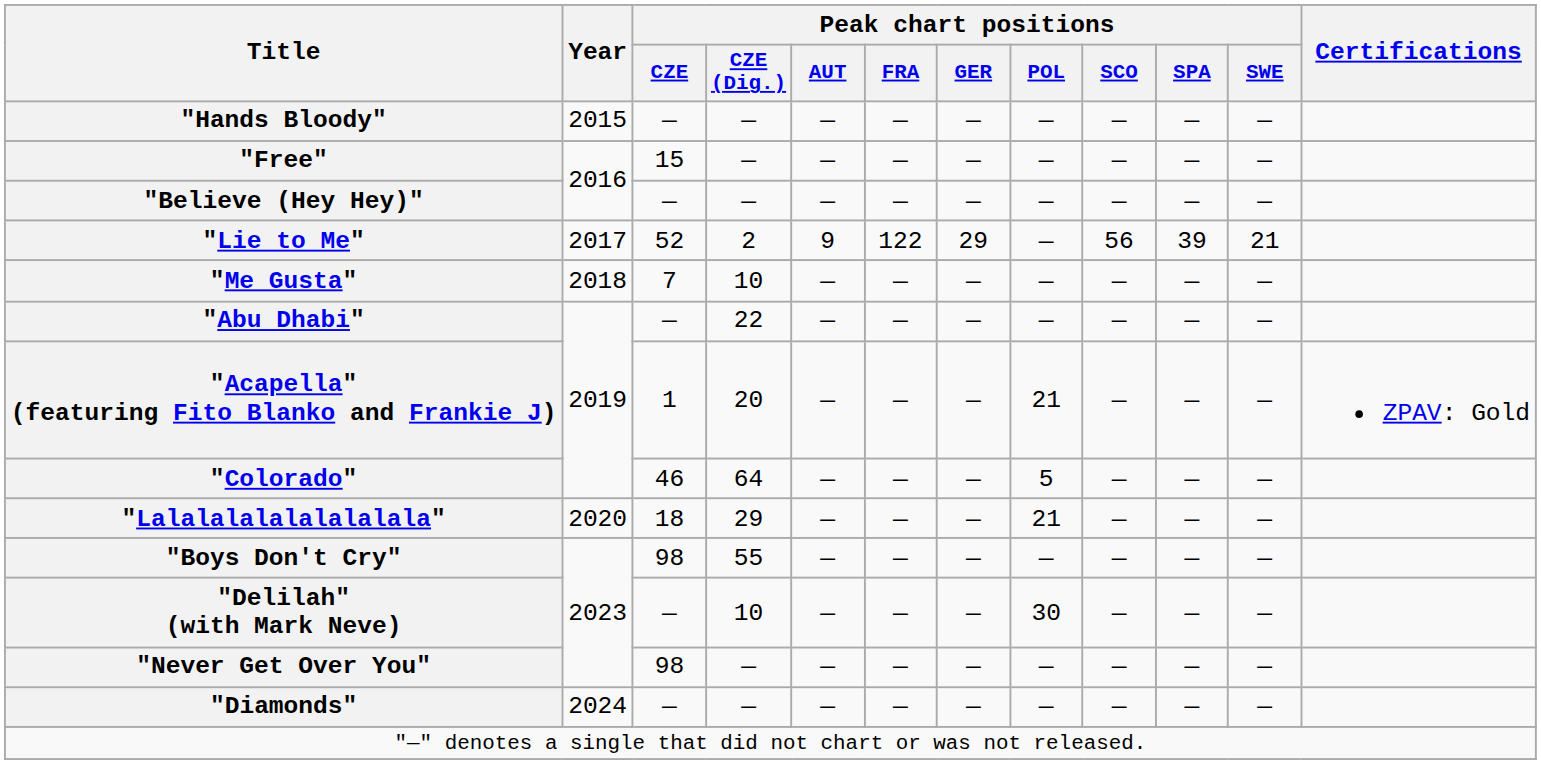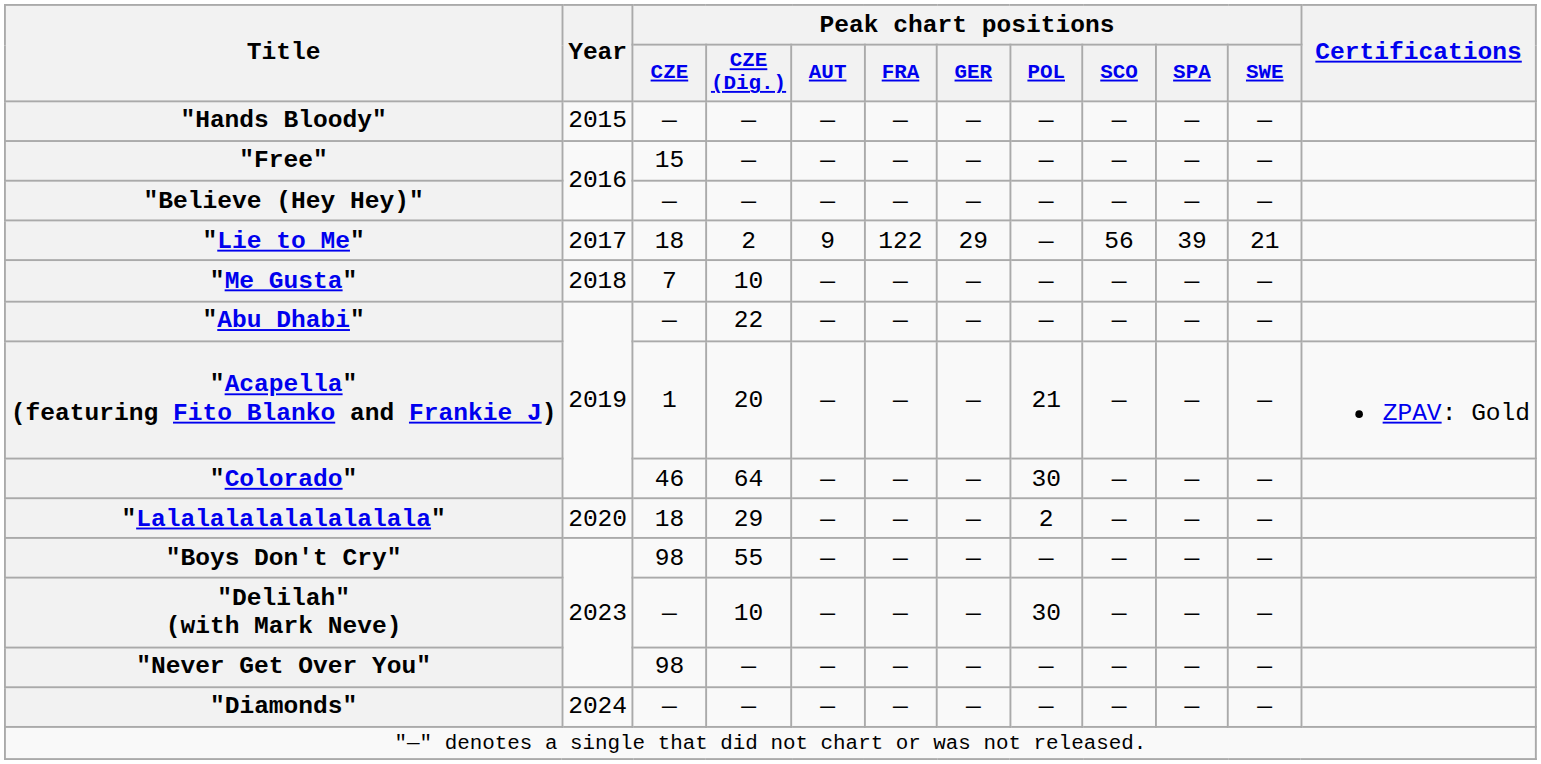(669, 241) 52 -> (669, 241) 18
(1046, 478) 5 -> (1046, 478) 30
(1046, 518) 21 -> (1046, 518) 2
